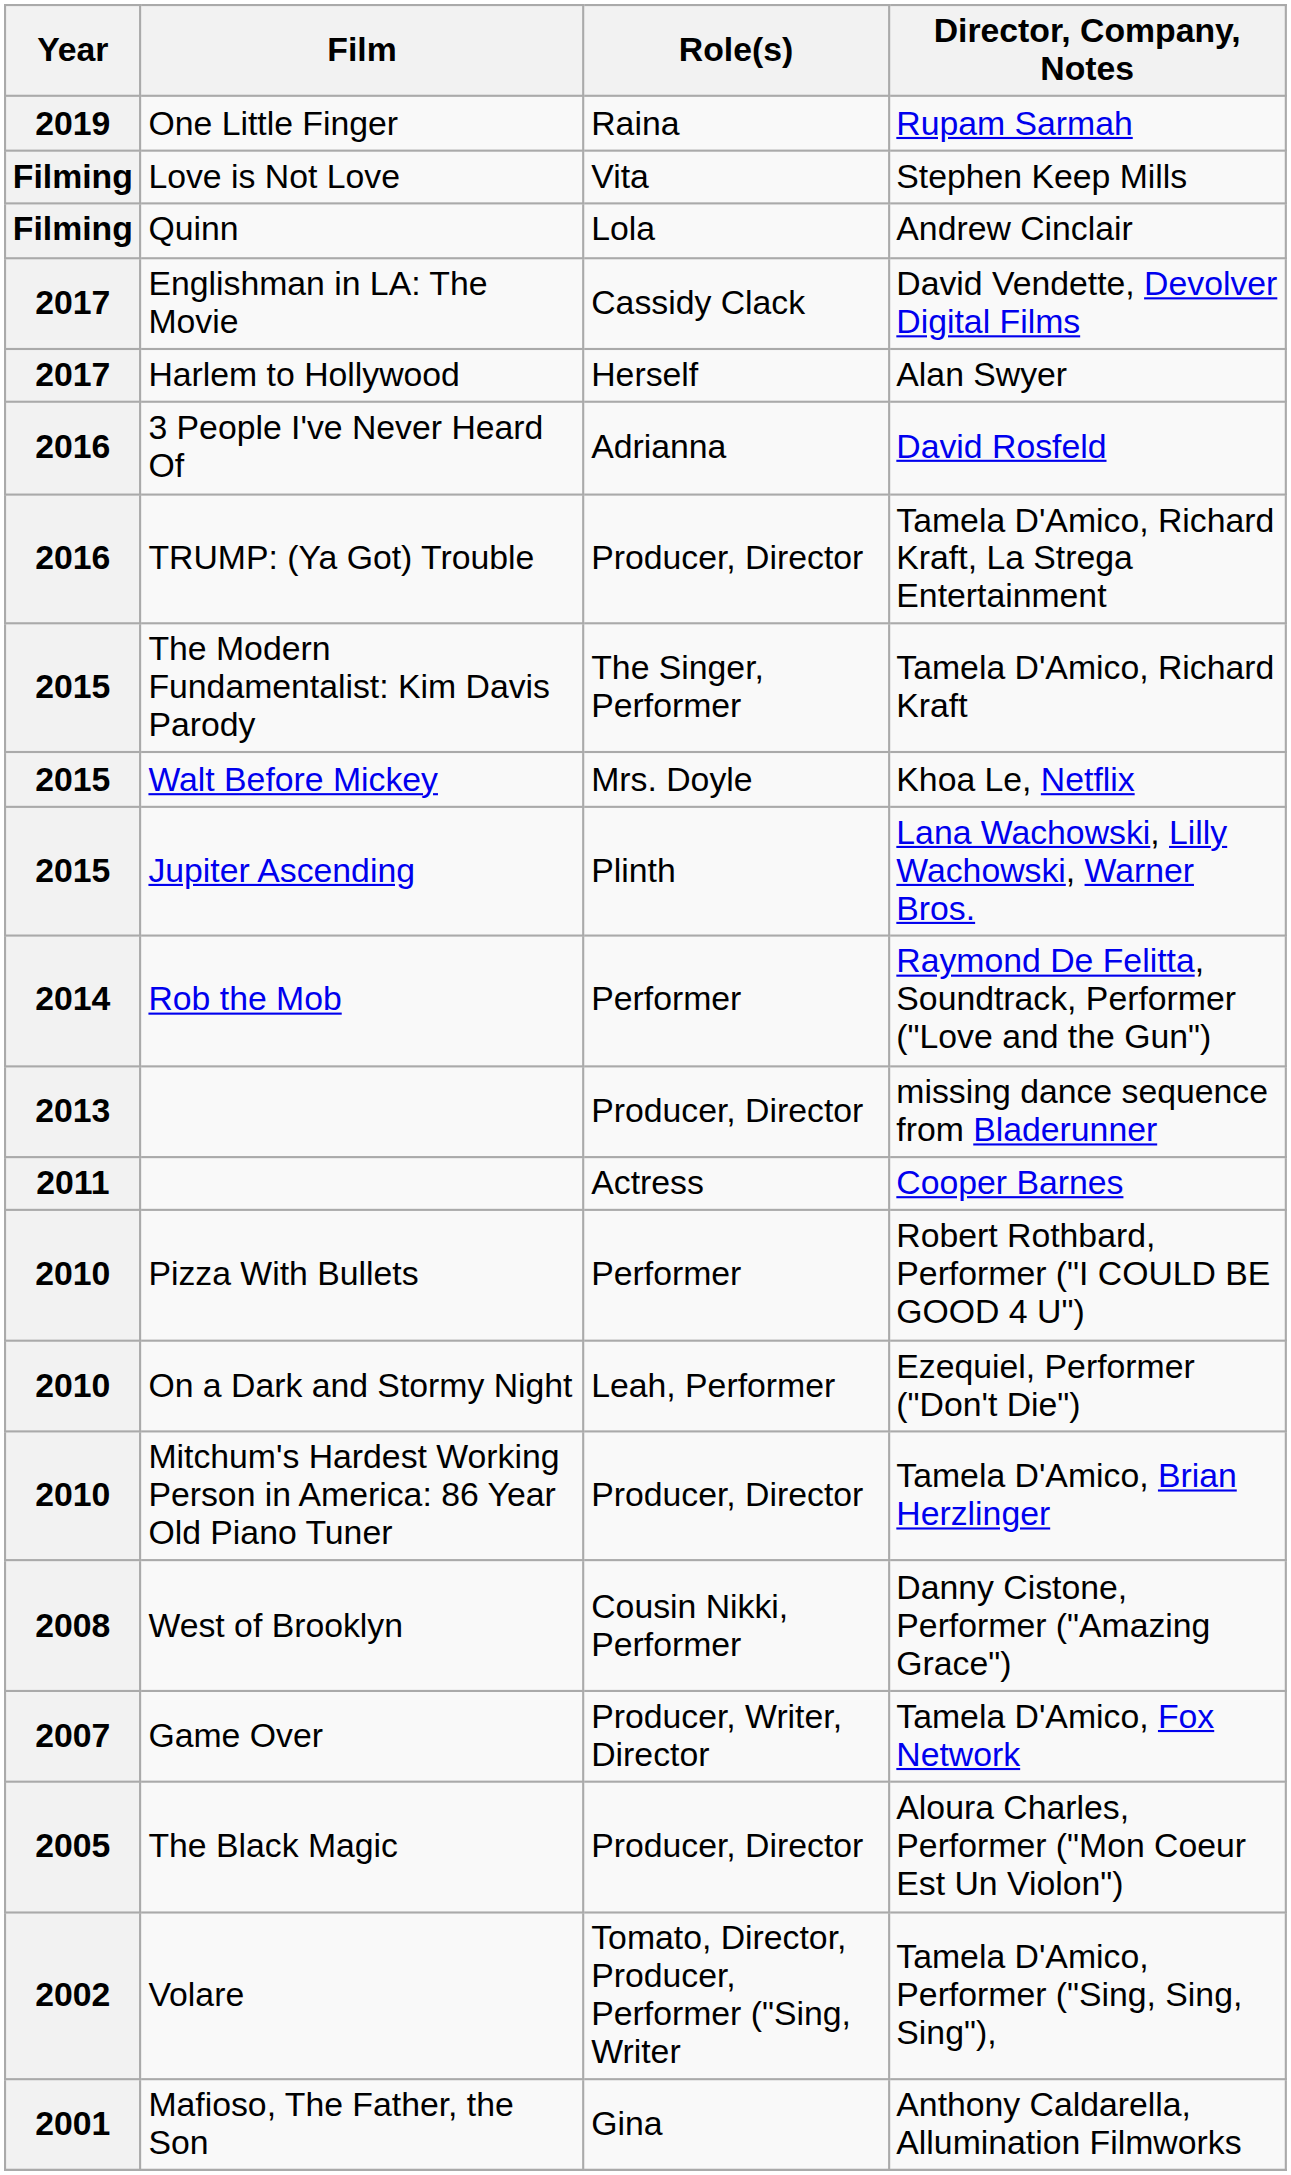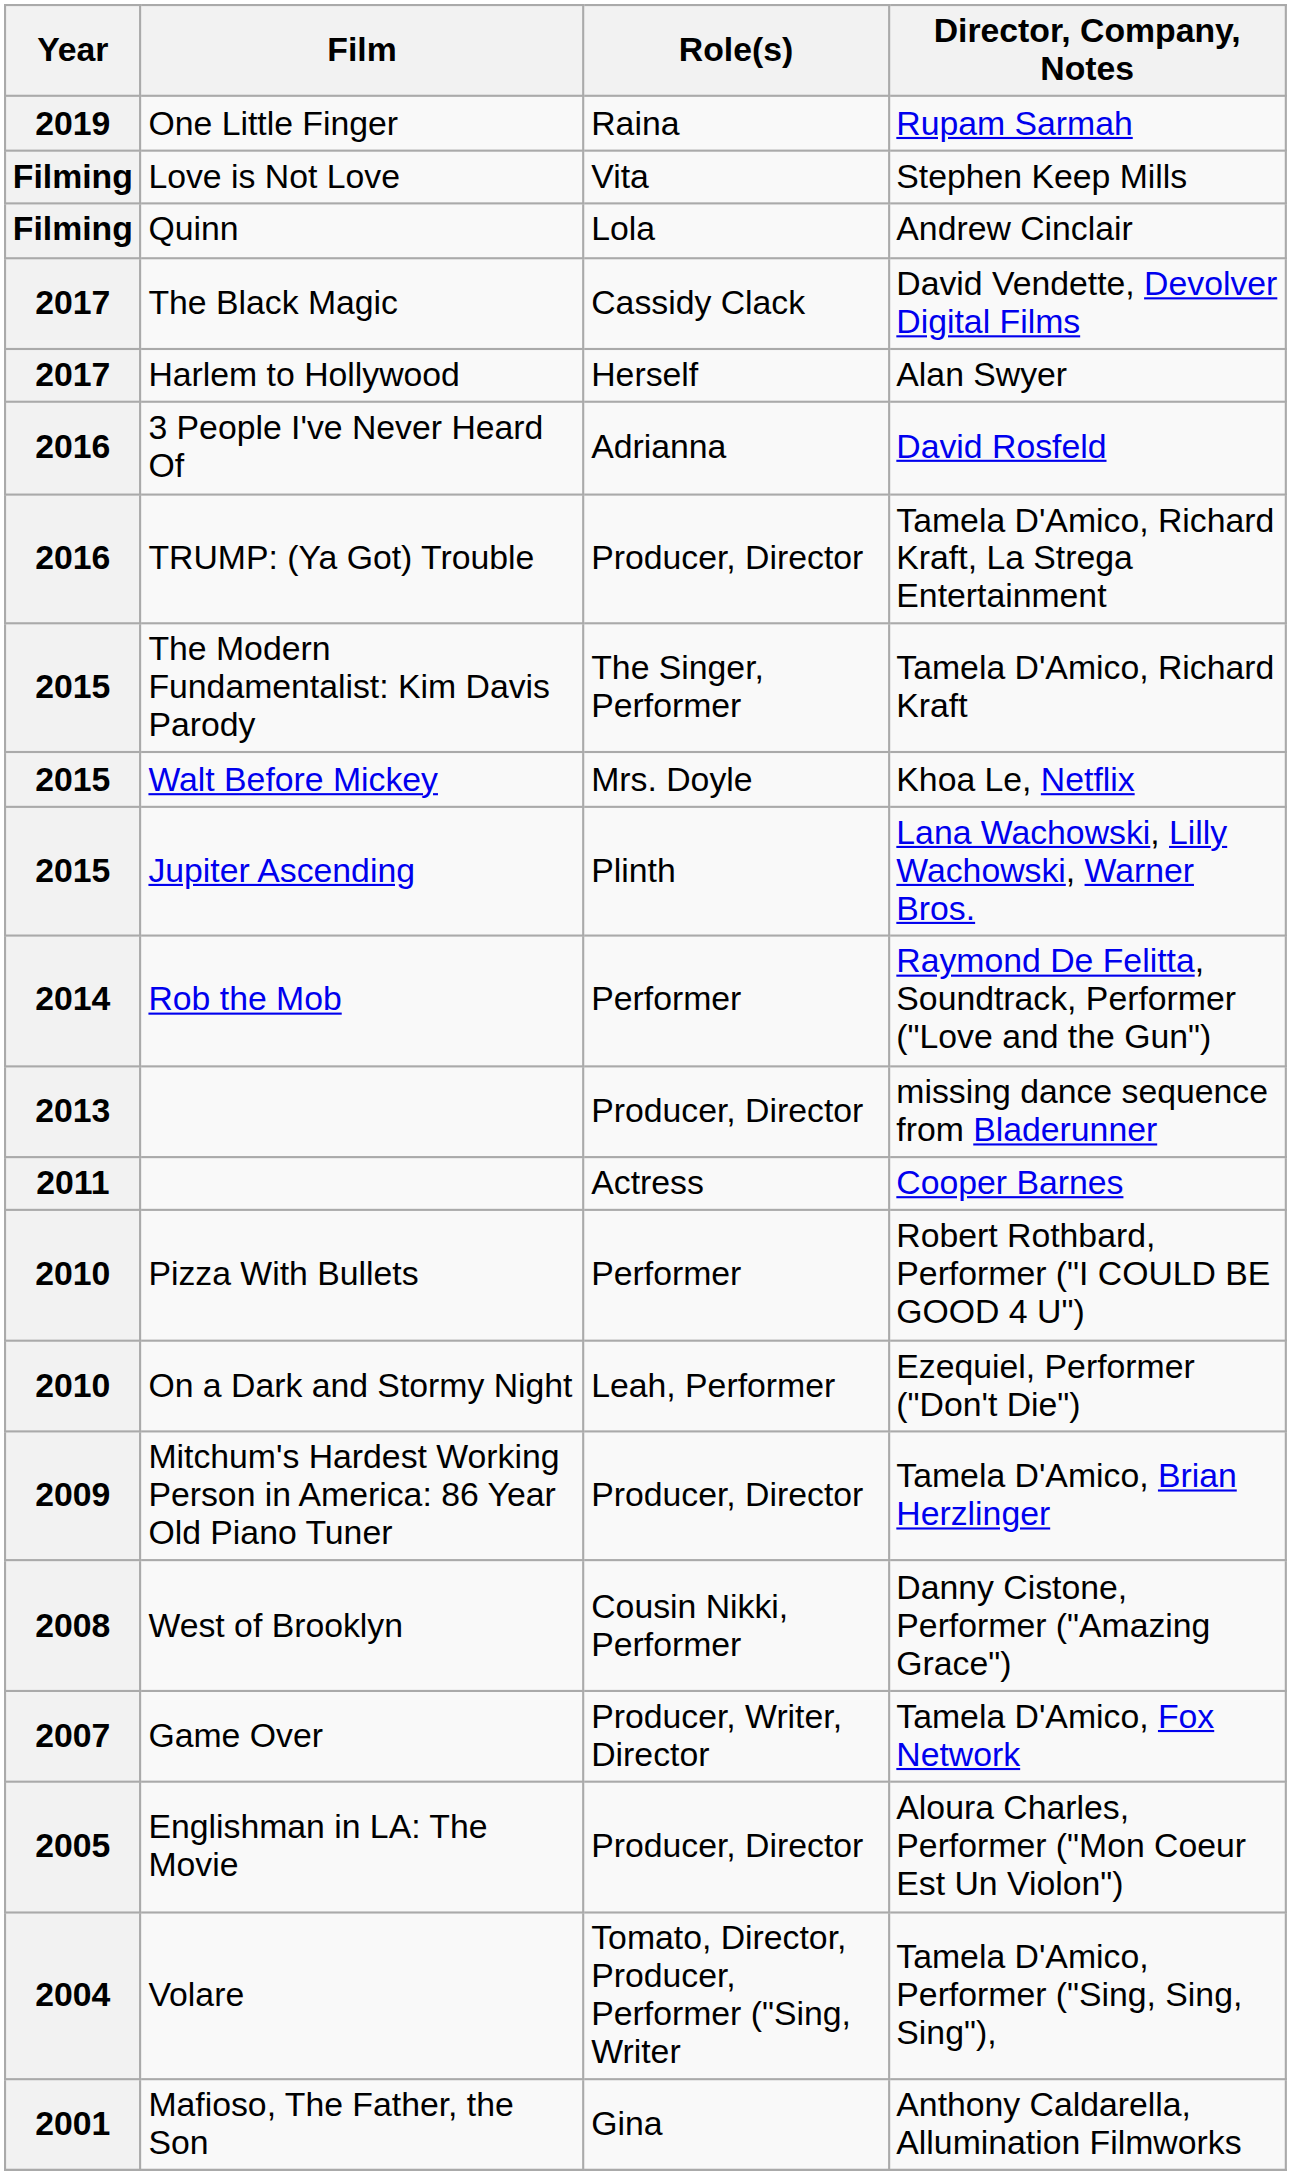(318, 302) Englishman in LA: The Movie -> (273, 302) The Black Magic
(73, 1495) 2010 -> (73, 1495) 2009
(273, 1846) The Black Magic -> (318, 1846) Englishman in LA: The Movie
(73, 1994) 2002 -> (73, 1994) 2004
